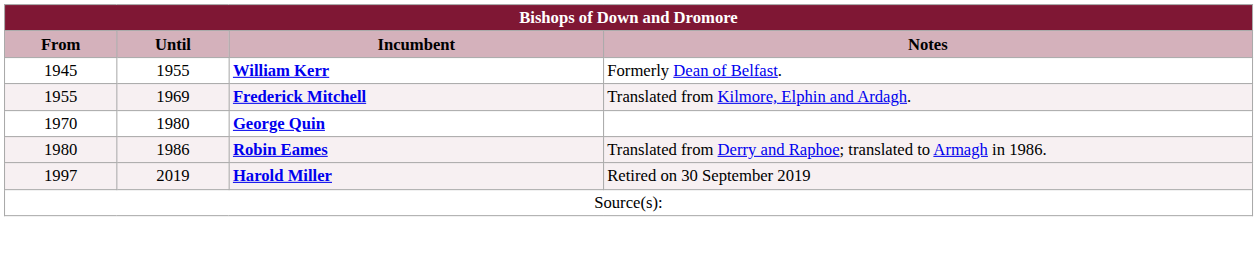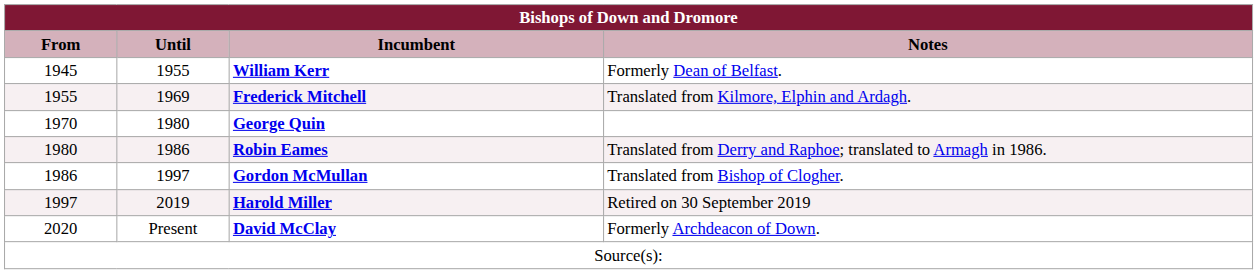+ row: (300, 176)
+ row: (284, 228)
